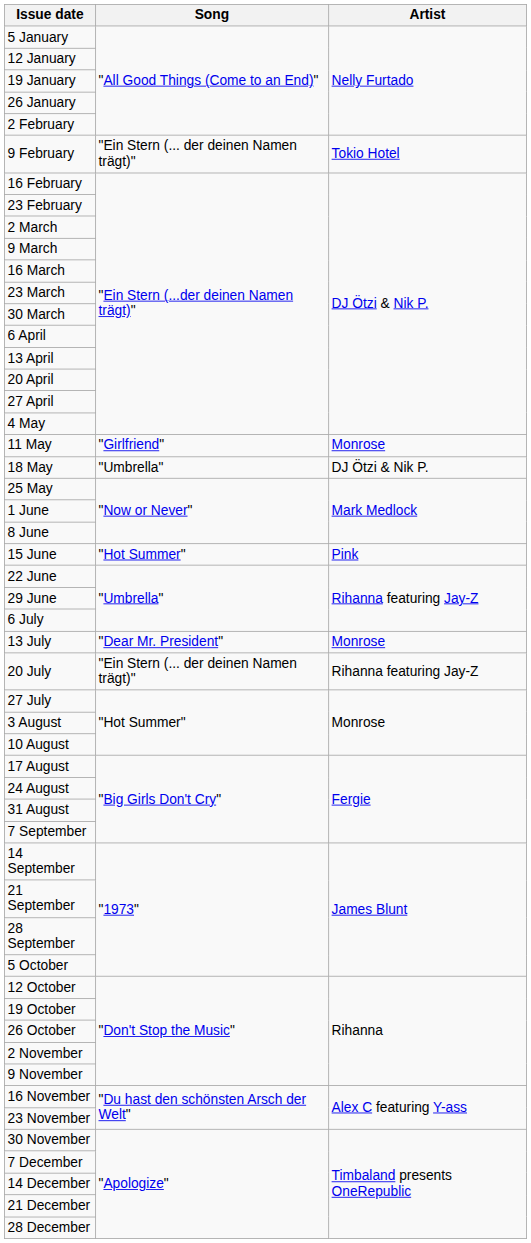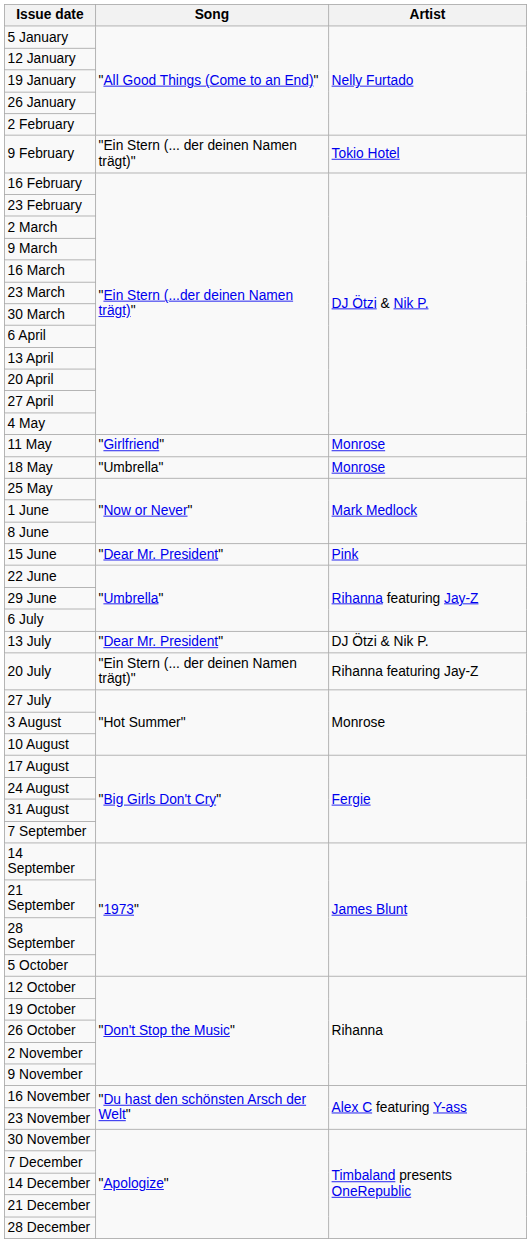(380, 467) DJ Ötzi & Nik P. -> (358, 467) Monrose
(142, 554) "Hot Summer" -> (161, 554) "Dear Mr. President"
(358, 641) Monrose -> (380, 641) DJ Ötzi & Nik P.
